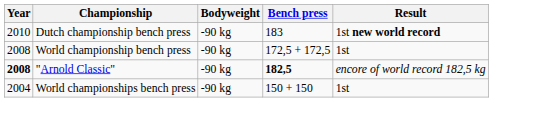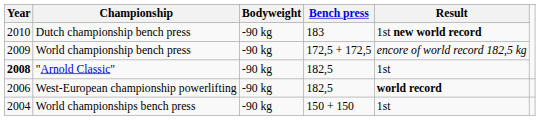(19, 50) 2008 -> (19, 50) 2009
(342, 50) 1st -> (452, 50) encore of world record 182,5 kg
(278, 69) bold -> (320, 69) normal
(411, 69) encore of world record 182,5 kg -> (384, 69) 1st
+ row: (136, 87)
